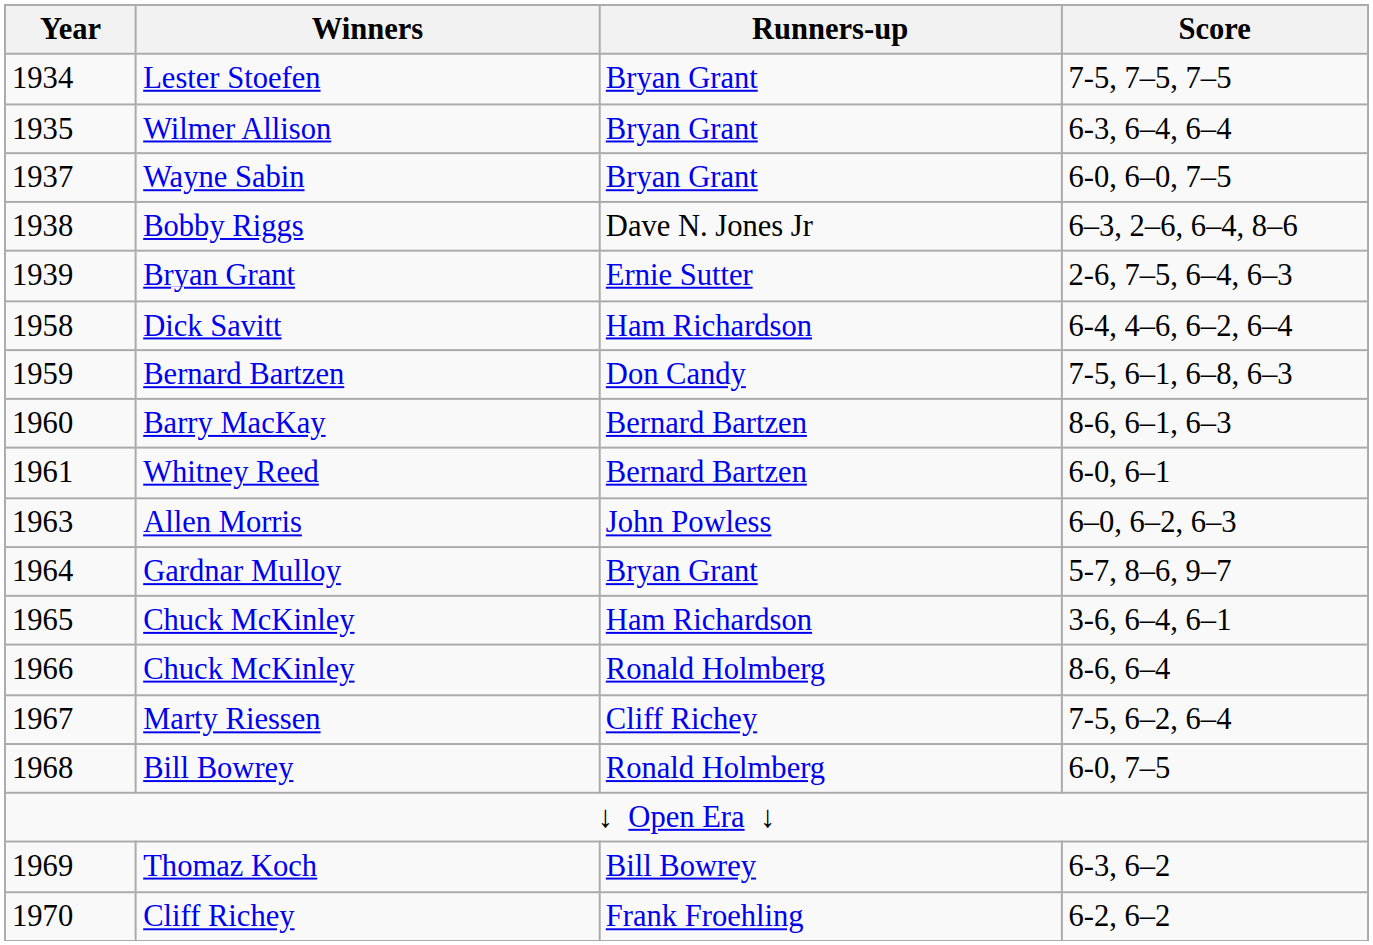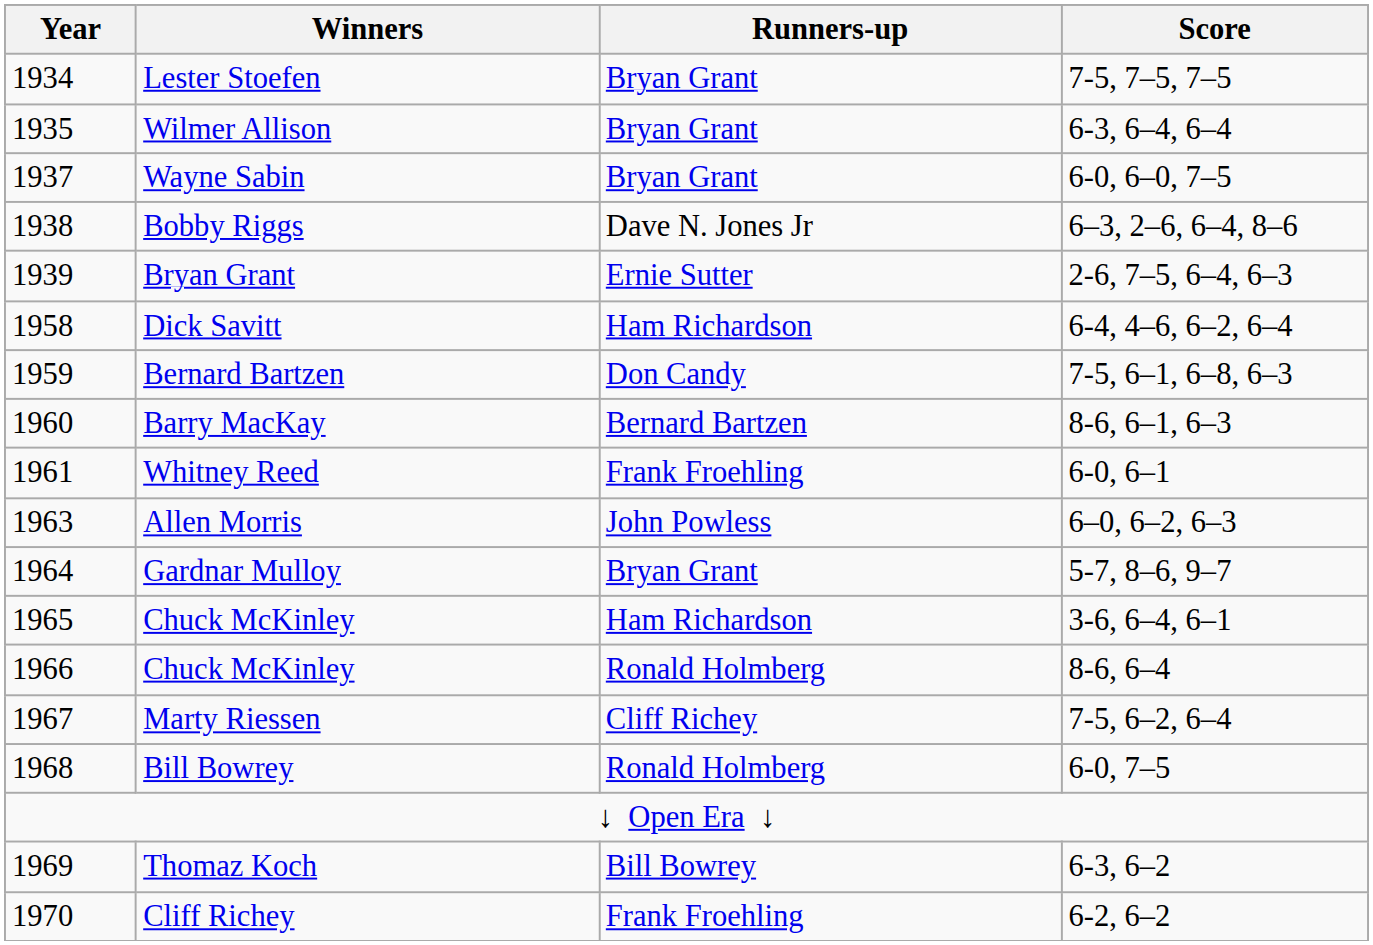(706, 471) Bernard Bartzen -> (705, 471) Frank Froehling
